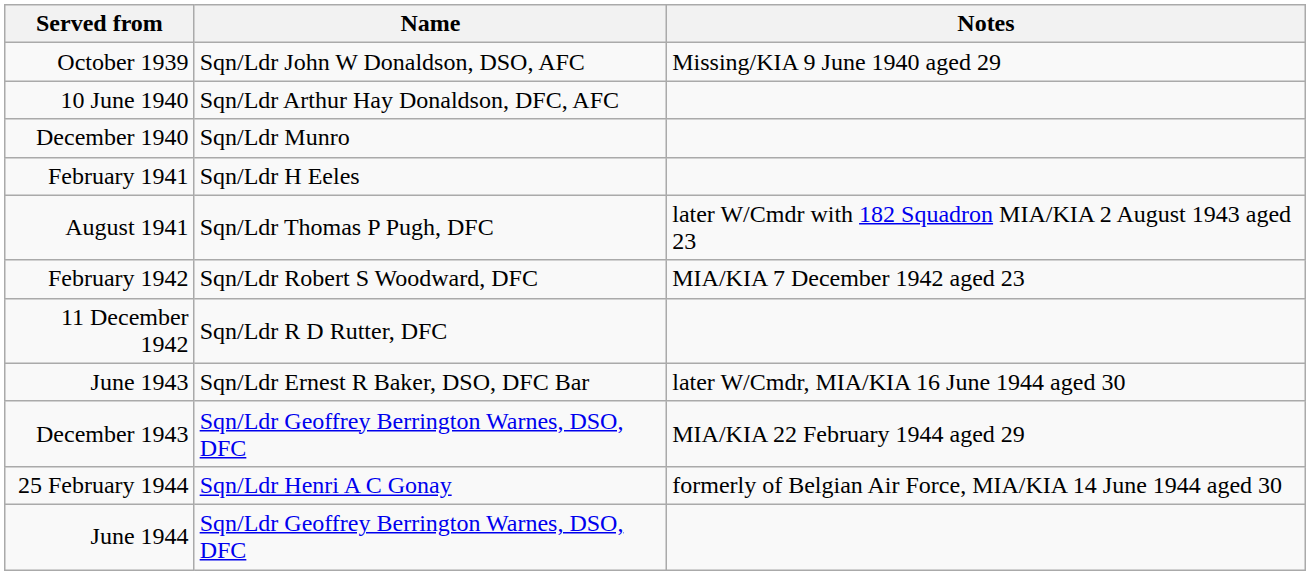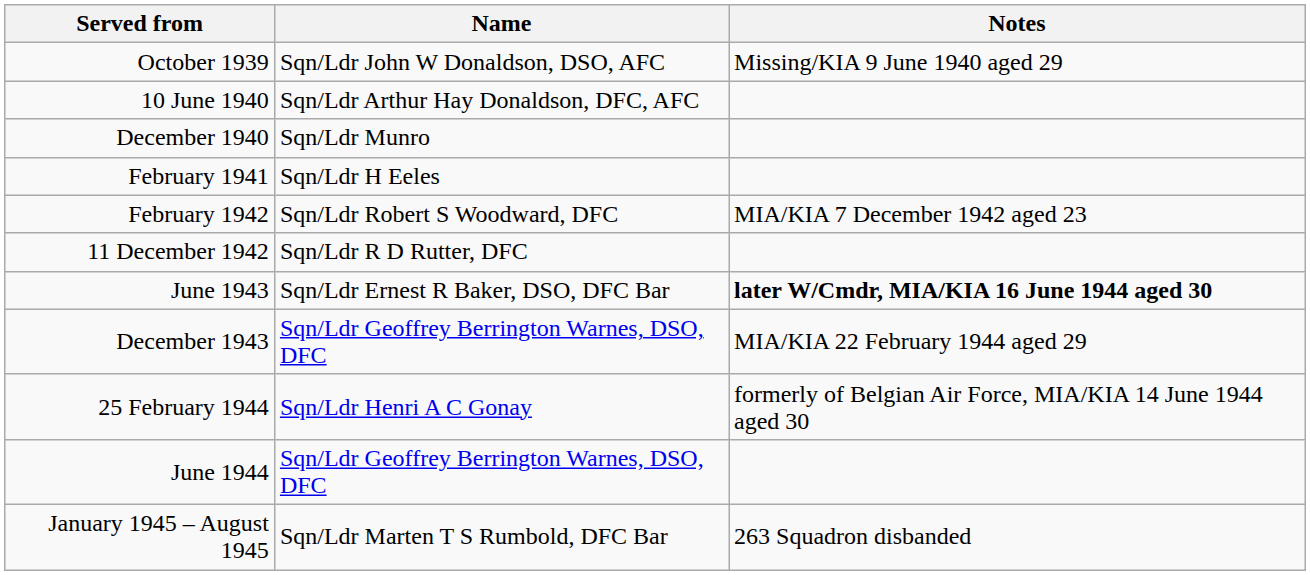- row: (127, 227)
(899, 382) normal -> (973, 289) bold
+ row: (159, 536)
